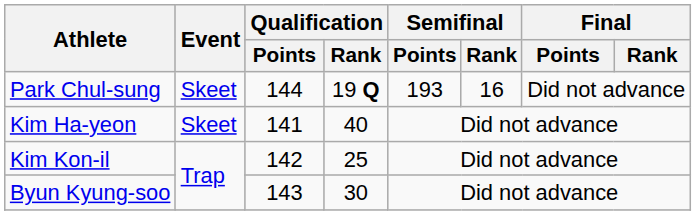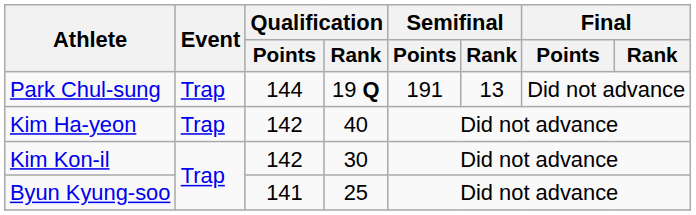(209, 90) Skeet -> (203, 90) Trap
(425, 90) 193 -> (425, 90) 191
(492, 90) 16 -> (492, 90) 13
(209, 124) Skeet -> (203, 124) Trap
(284, 124) 141 -> (284, 124) 142
(356, 159) 25 -> (356, 159) 30
(284, 193) 143 -> (284, 193) 141
(356, 193) 30 -> (356, 193) 25
